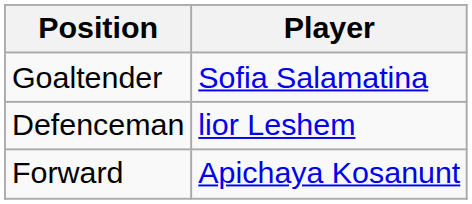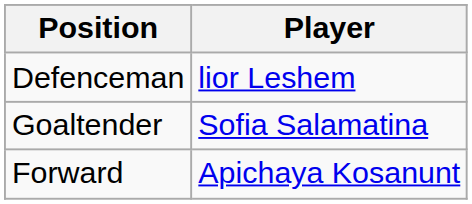rows swapped: (87, 76) <-> (98, 125)
